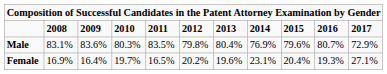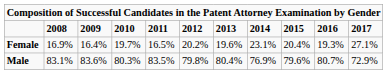rows swapped: (18, 45) <-> (23, 61)
